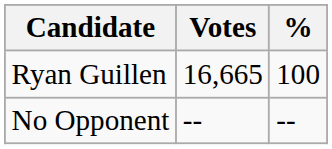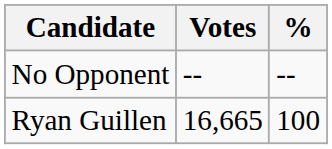rows swapped: (89, 73) <-> (90, 119)
